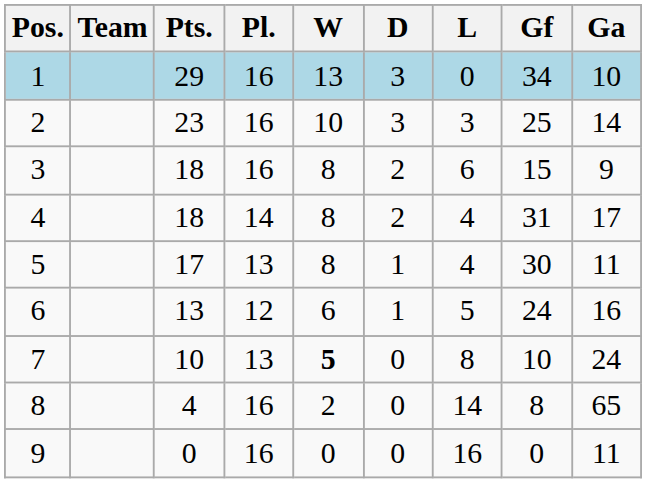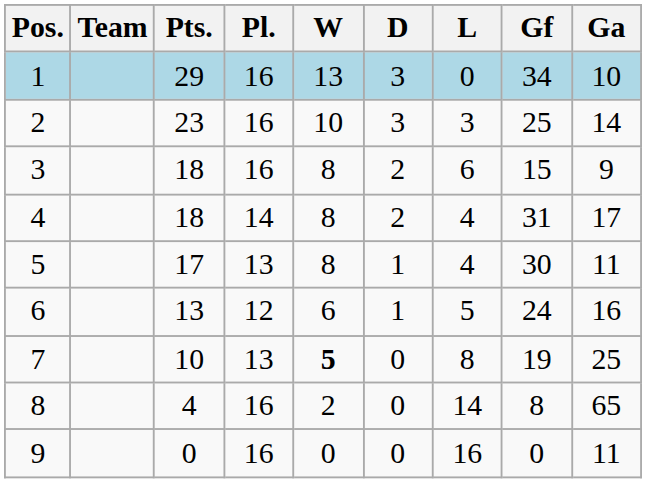(537, 358) 10 -> (537, 358) 19
(606, 358) 24 -> (606, 358) 25
